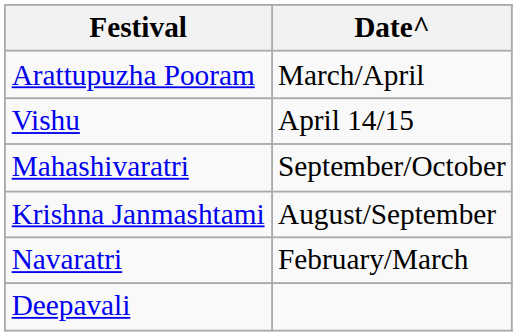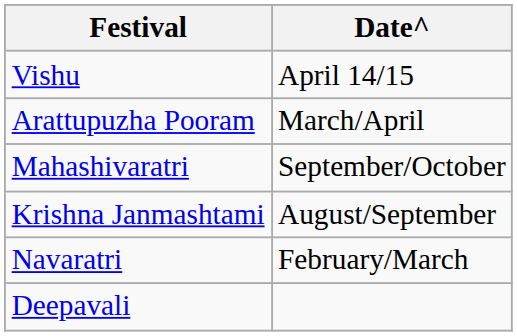rows swapped: (133, 74) <-> (46, 120)
